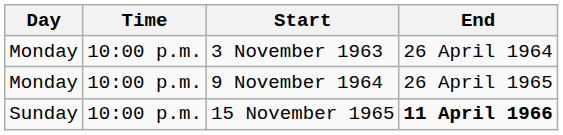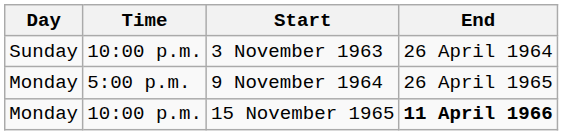(44, 51) Monday -> (44, 51) Sunday
(145, 83) 10:00 p.m. -> (139, 83) 5:00 p.m.
(44, 114) Sunday -> (44, 114) Monday
